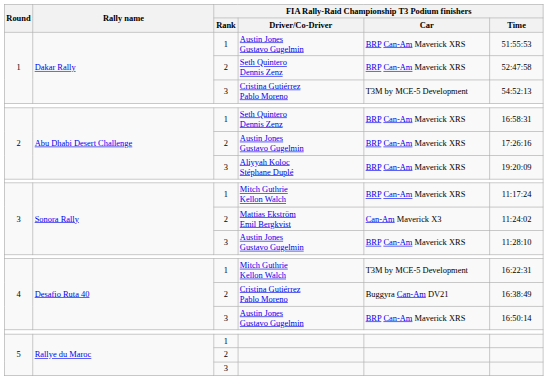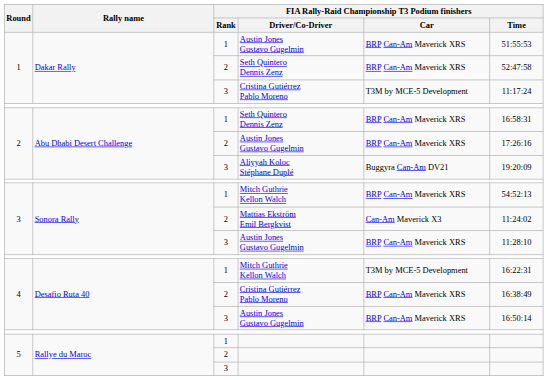(517, 91) 54:52:13 -> (517, 91) 11:17:24
(415, 166) BRP Can-Am Maverick XRS -> (407, 166) Buggyra Can-Am DV21
(517, 194) 11:17:24 -> (517, 194) 54:52:13
(407, 294) Buggyra Can-Am DV21 -> (415, 294) BRP Can-Am Maverick XRS
